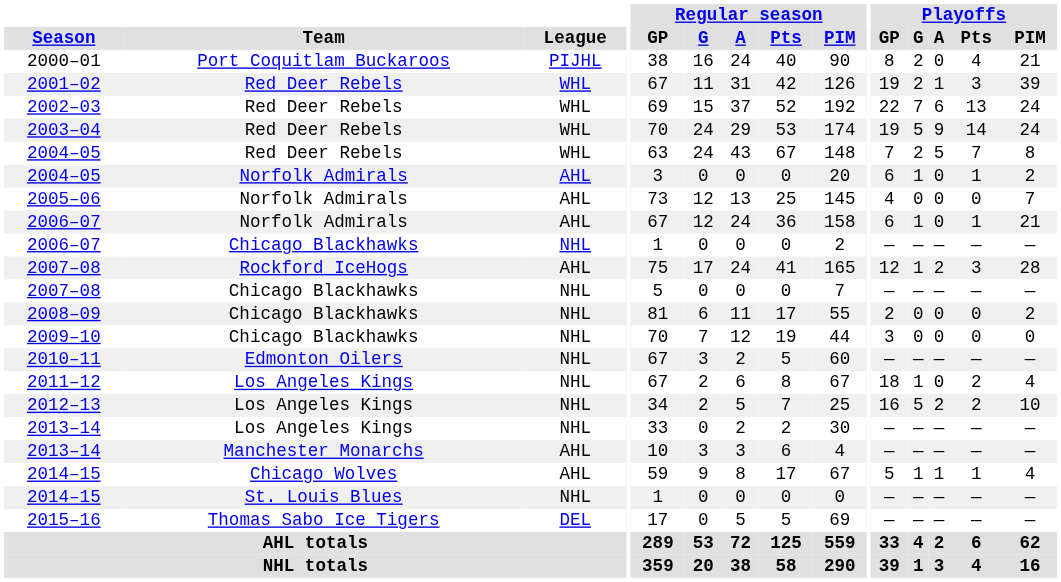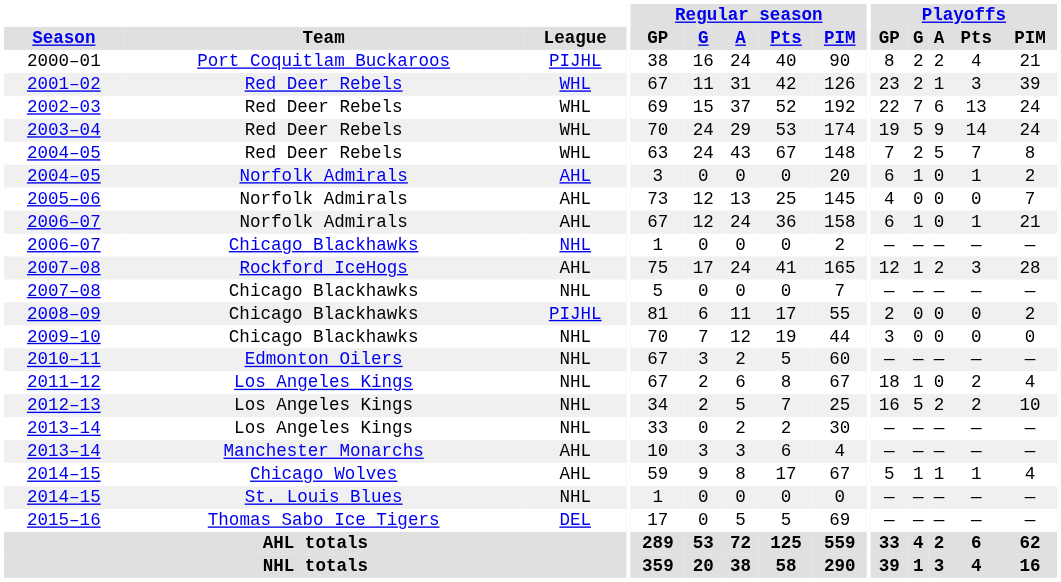(939, 61) 0 -> (939, 61) 2
(889, 84) 19 -> (889, 84) 23
(575, 314) NHL -> (575, 314) PIJHL
